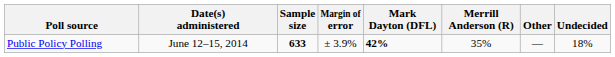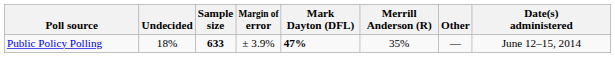columns swapped: (208, 19) <-> (582, 25)
(377, 43) 42% -> (295, 43) 47%
